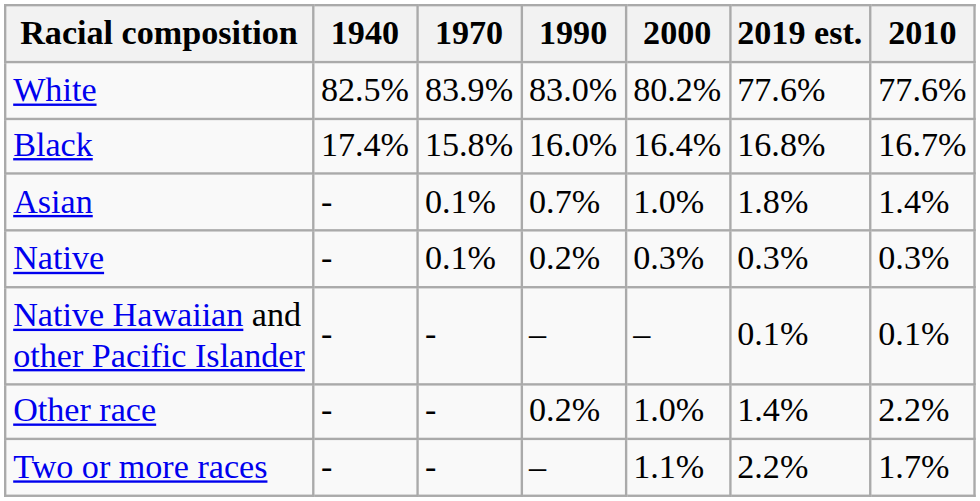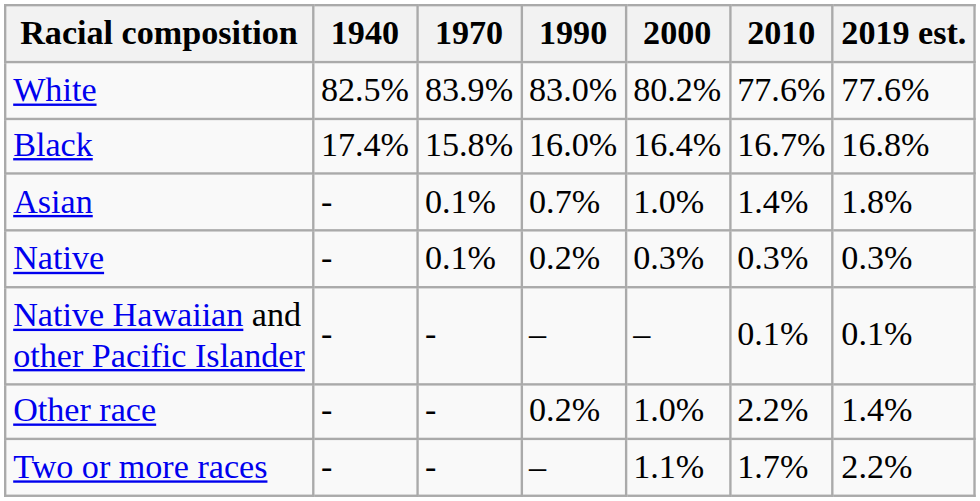columns swapped: (922, 33) <-> (800, 33)
